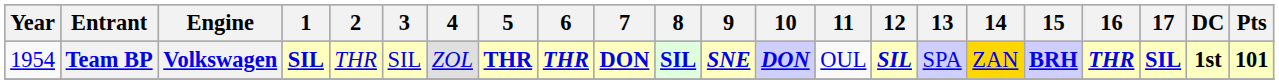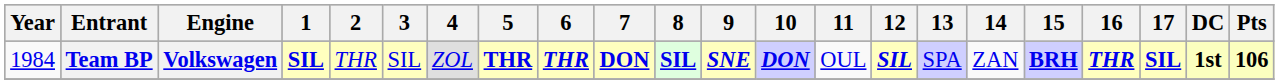(33, 59) 1954 -> (33, 59) 1984
(995, 59) gold background -> (995, 59) no background
(1252, 59) 101 -> (1252, 59) 106
